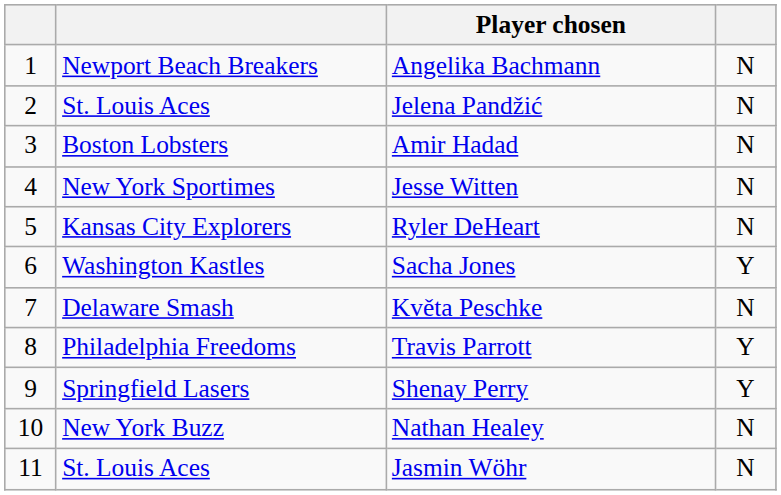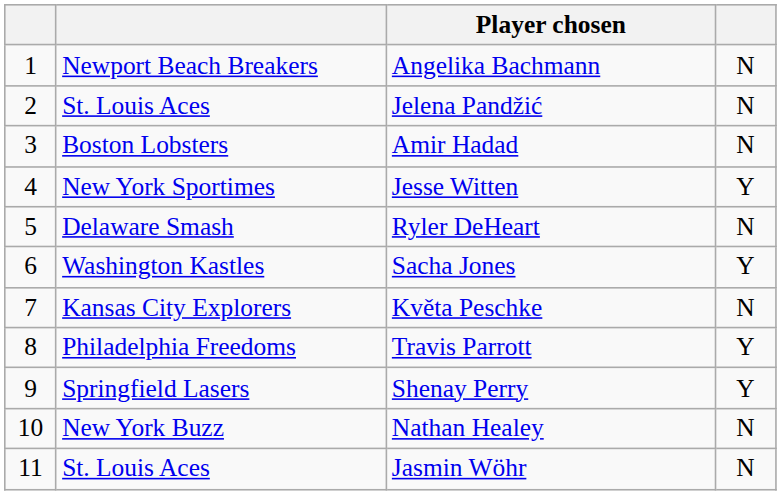(745, 186) N -> (745, 186) Y
(177, 226) Kansas City Explorers -> (148, 226) Delaware Smash
(148, 307) Delaware Smash -> (177, 307) Kansas City Explorers
